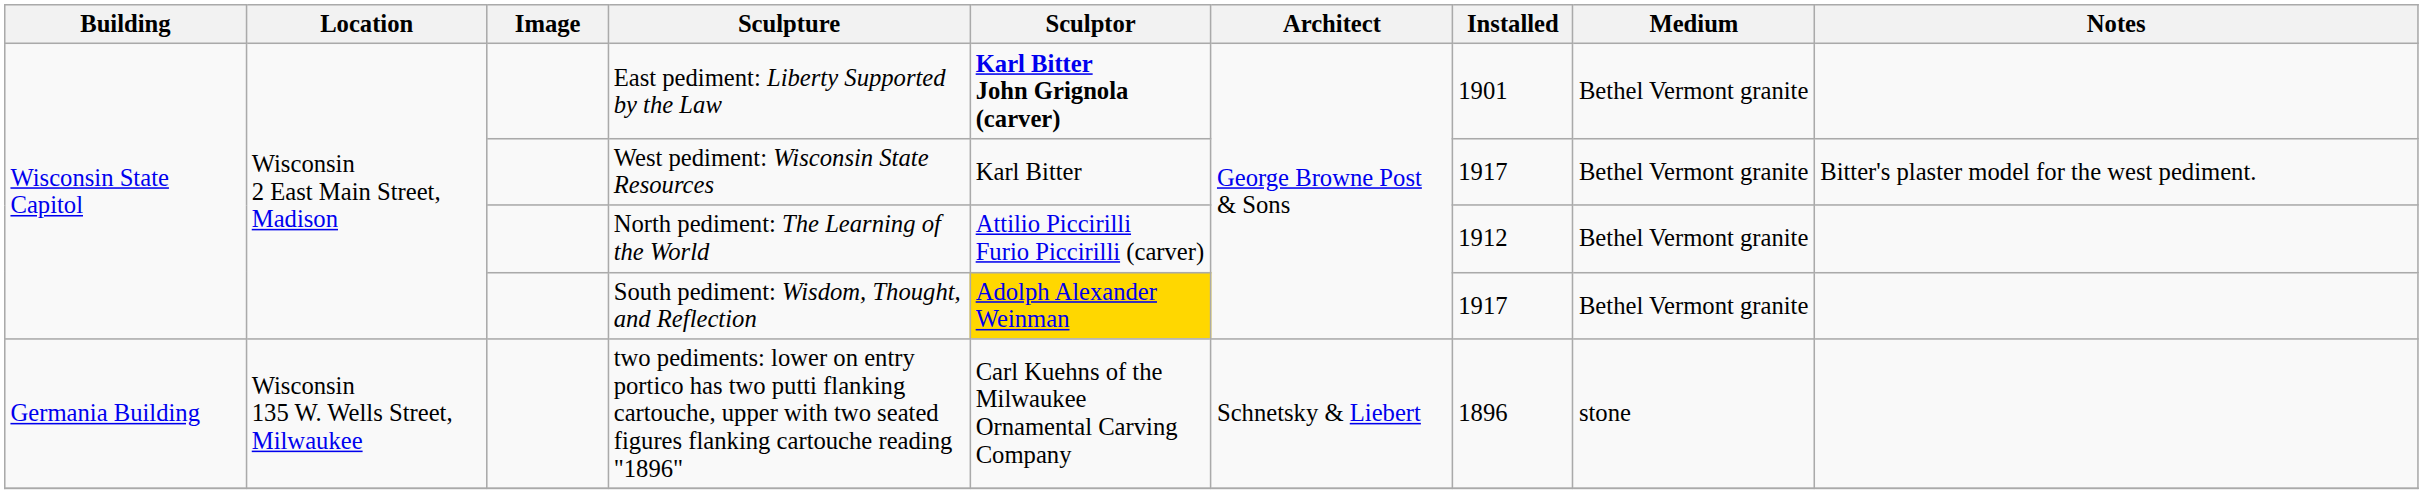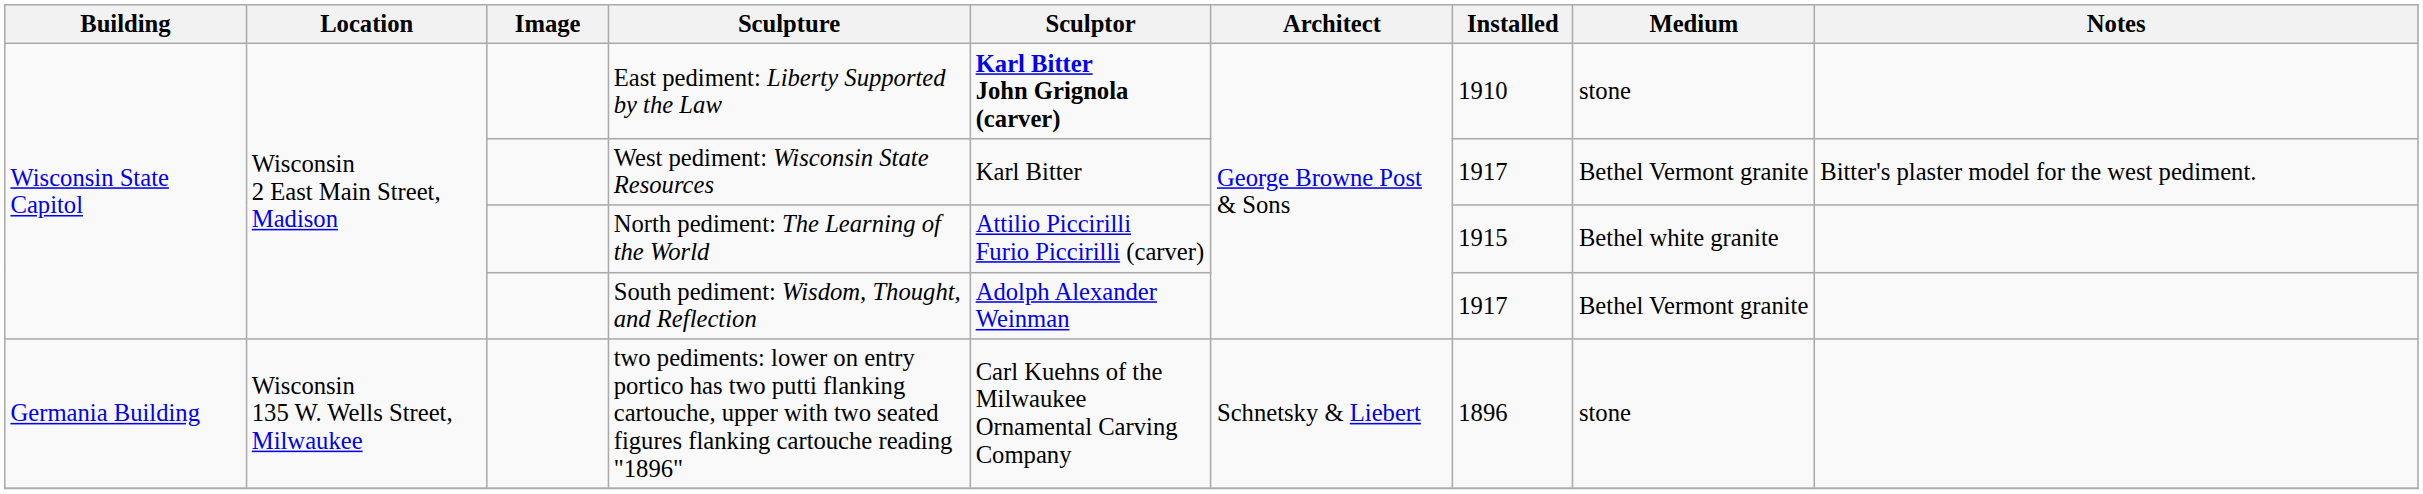(1483, 90) 1901 -> (1483, 90) 1910
(1694, 90) Bethel Vermont granite -> (1605, 90) stone
(1483, 238) 1912 -> (1483, 238) 1915
(1694, 238) Bethel Vermont granite -> (1679, 238) Bethel white granite
(1066, 305) gold background -> (1066, 305) no background
